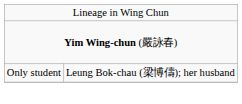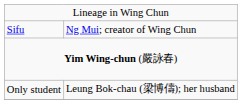+ row: (16, 29)
